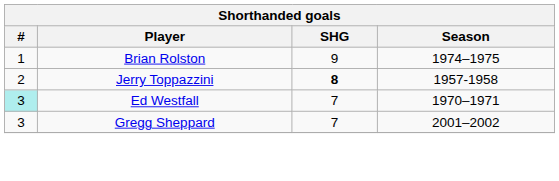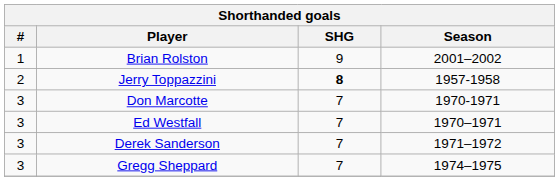(466, 58) 1974–1975 -> (468, 58) 2001–2002
+ row: (167, 101)
(21, 101) paleturquoise background -> (21, 122) no background
+ row: (167, 144)
(466, 122) 2001–2002 -> (468, 165) 1974–1975
